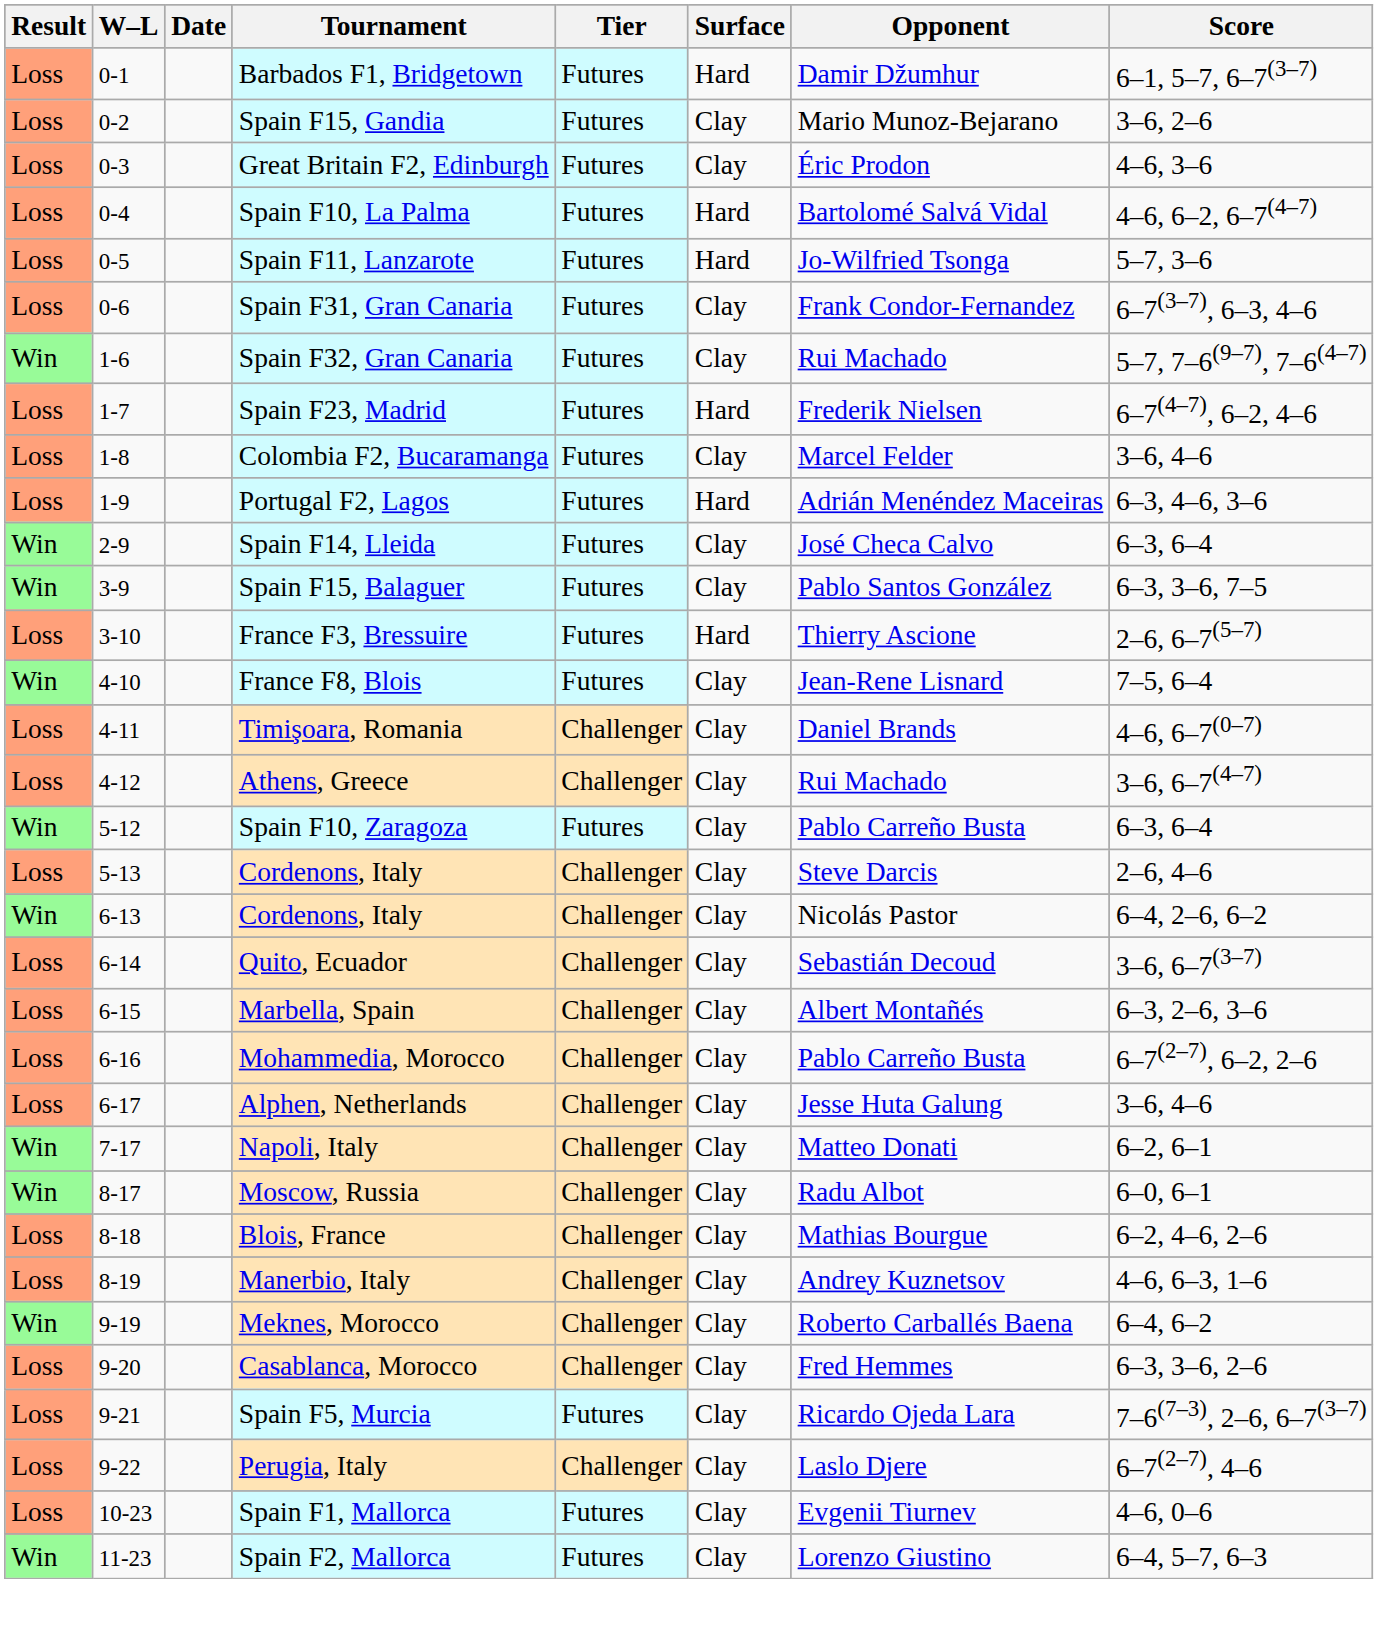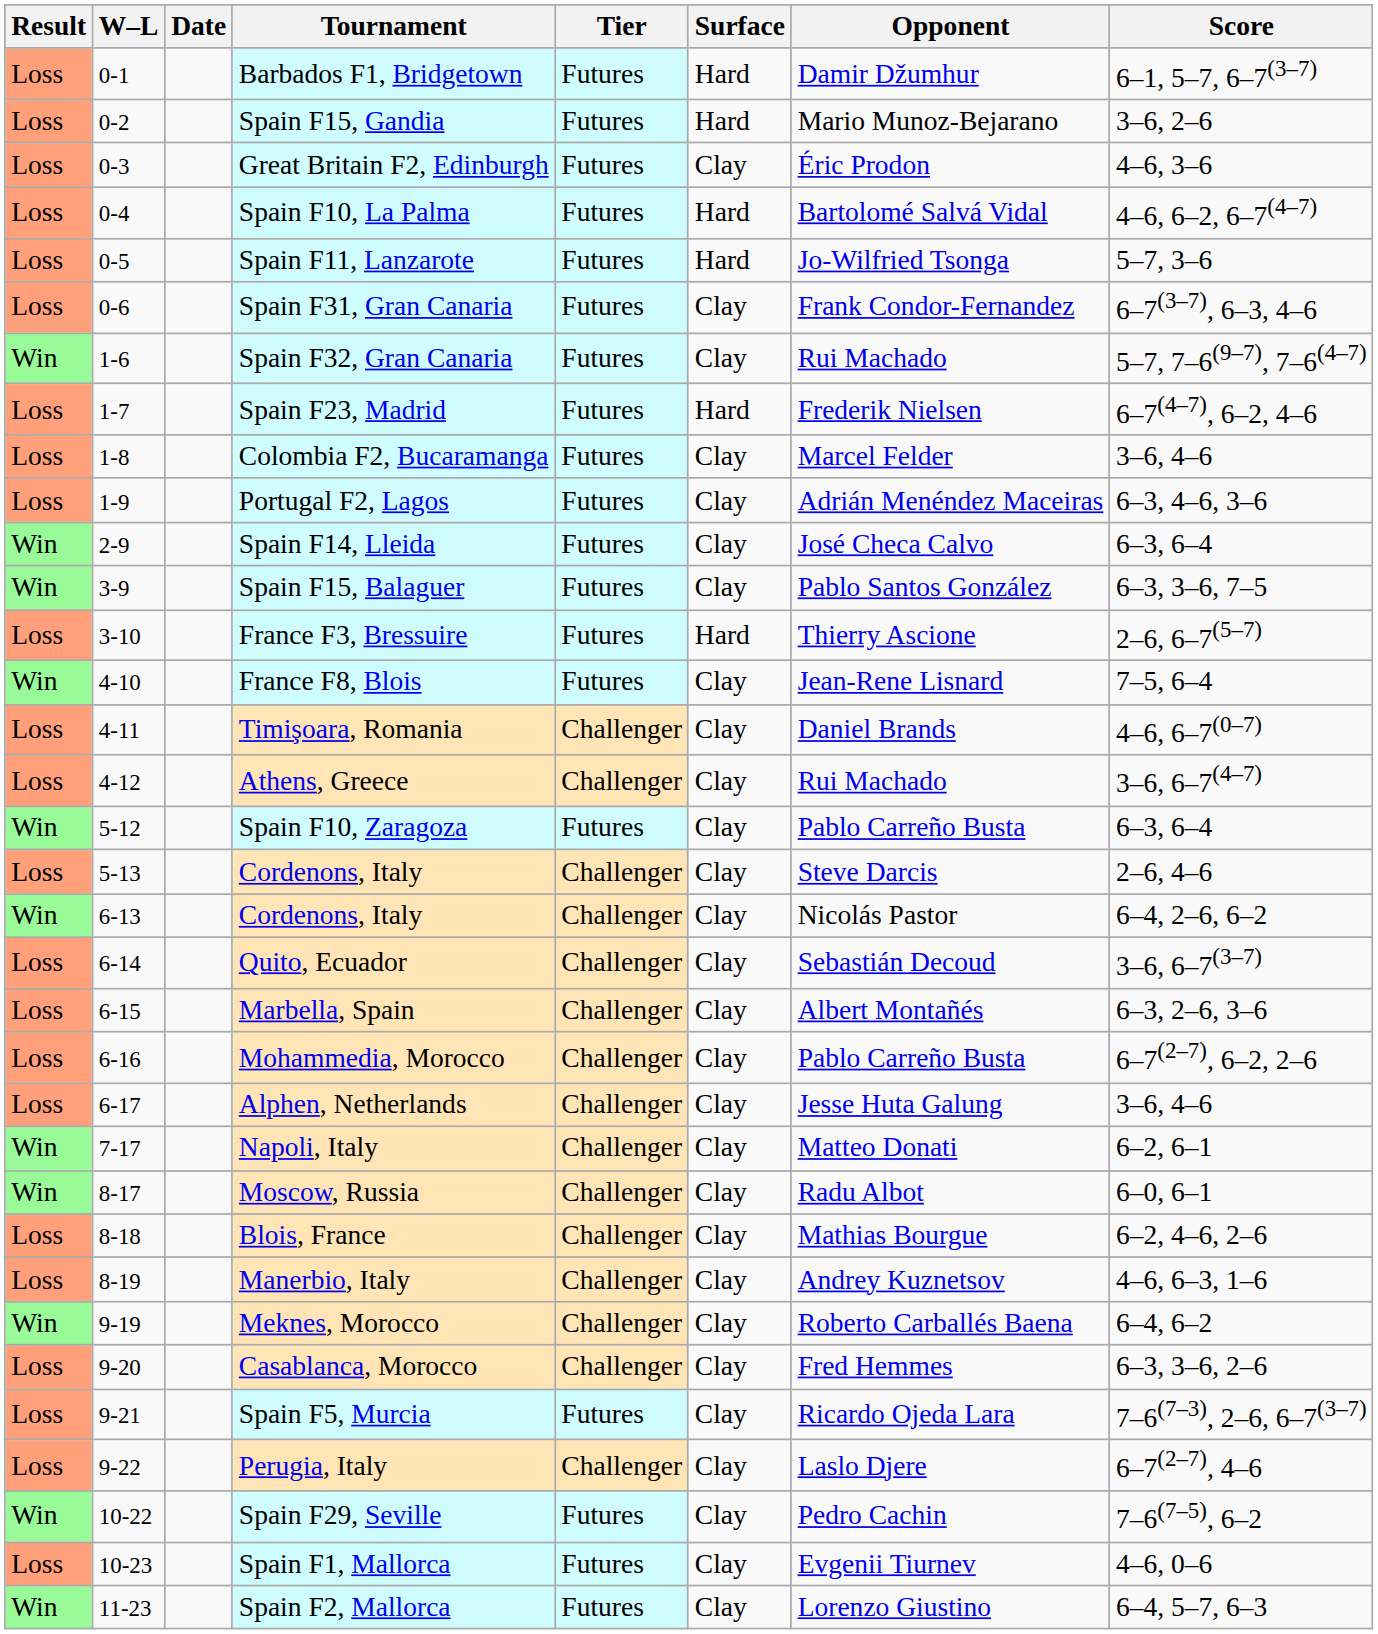(721, 121) Clay -> (722, 121) Hard
(722, 499) Hard -> (721, 499) Clay
+ row: (126, 1517)
